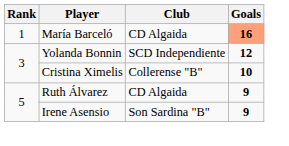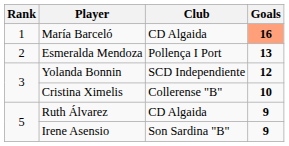+ row: (92, 53)
